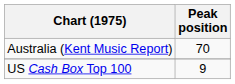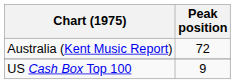(203, 48) 70 -> (203, 48) 72
